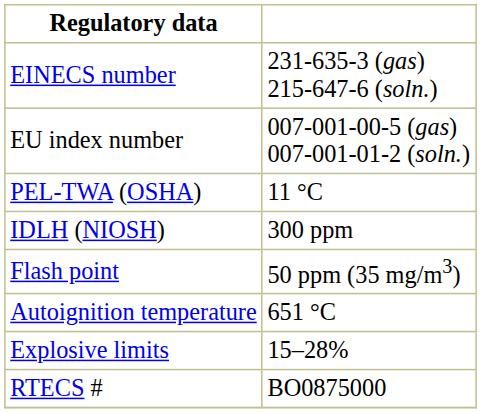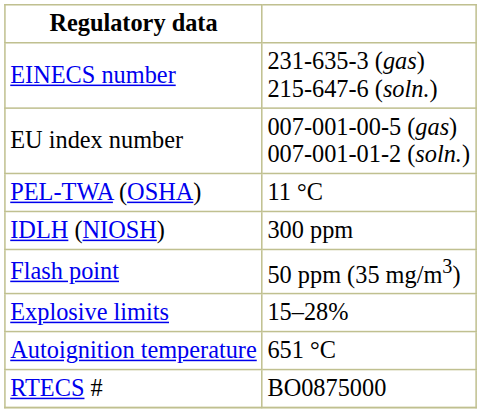rows swapped: (134, 312) <-> (90, 350)
